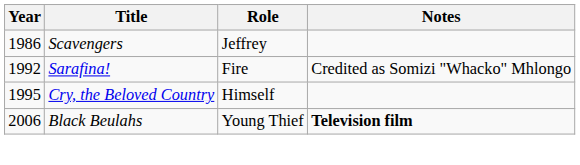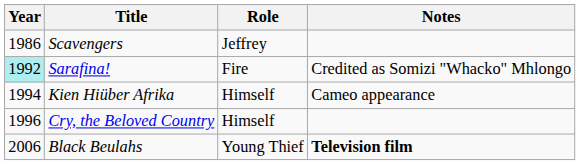(25, 69) no background -> (25, 69) paleturquoise background
+ row: (111, 95)
(25, 95) 1995 -> (25, 120) 1996
